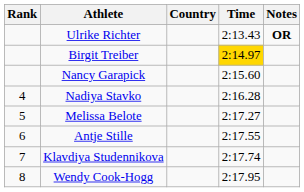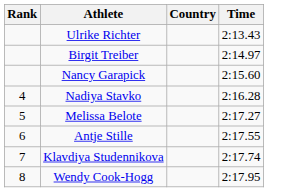- column: (282, 14)
(241, 55) gold background -> (241, 55) no background
